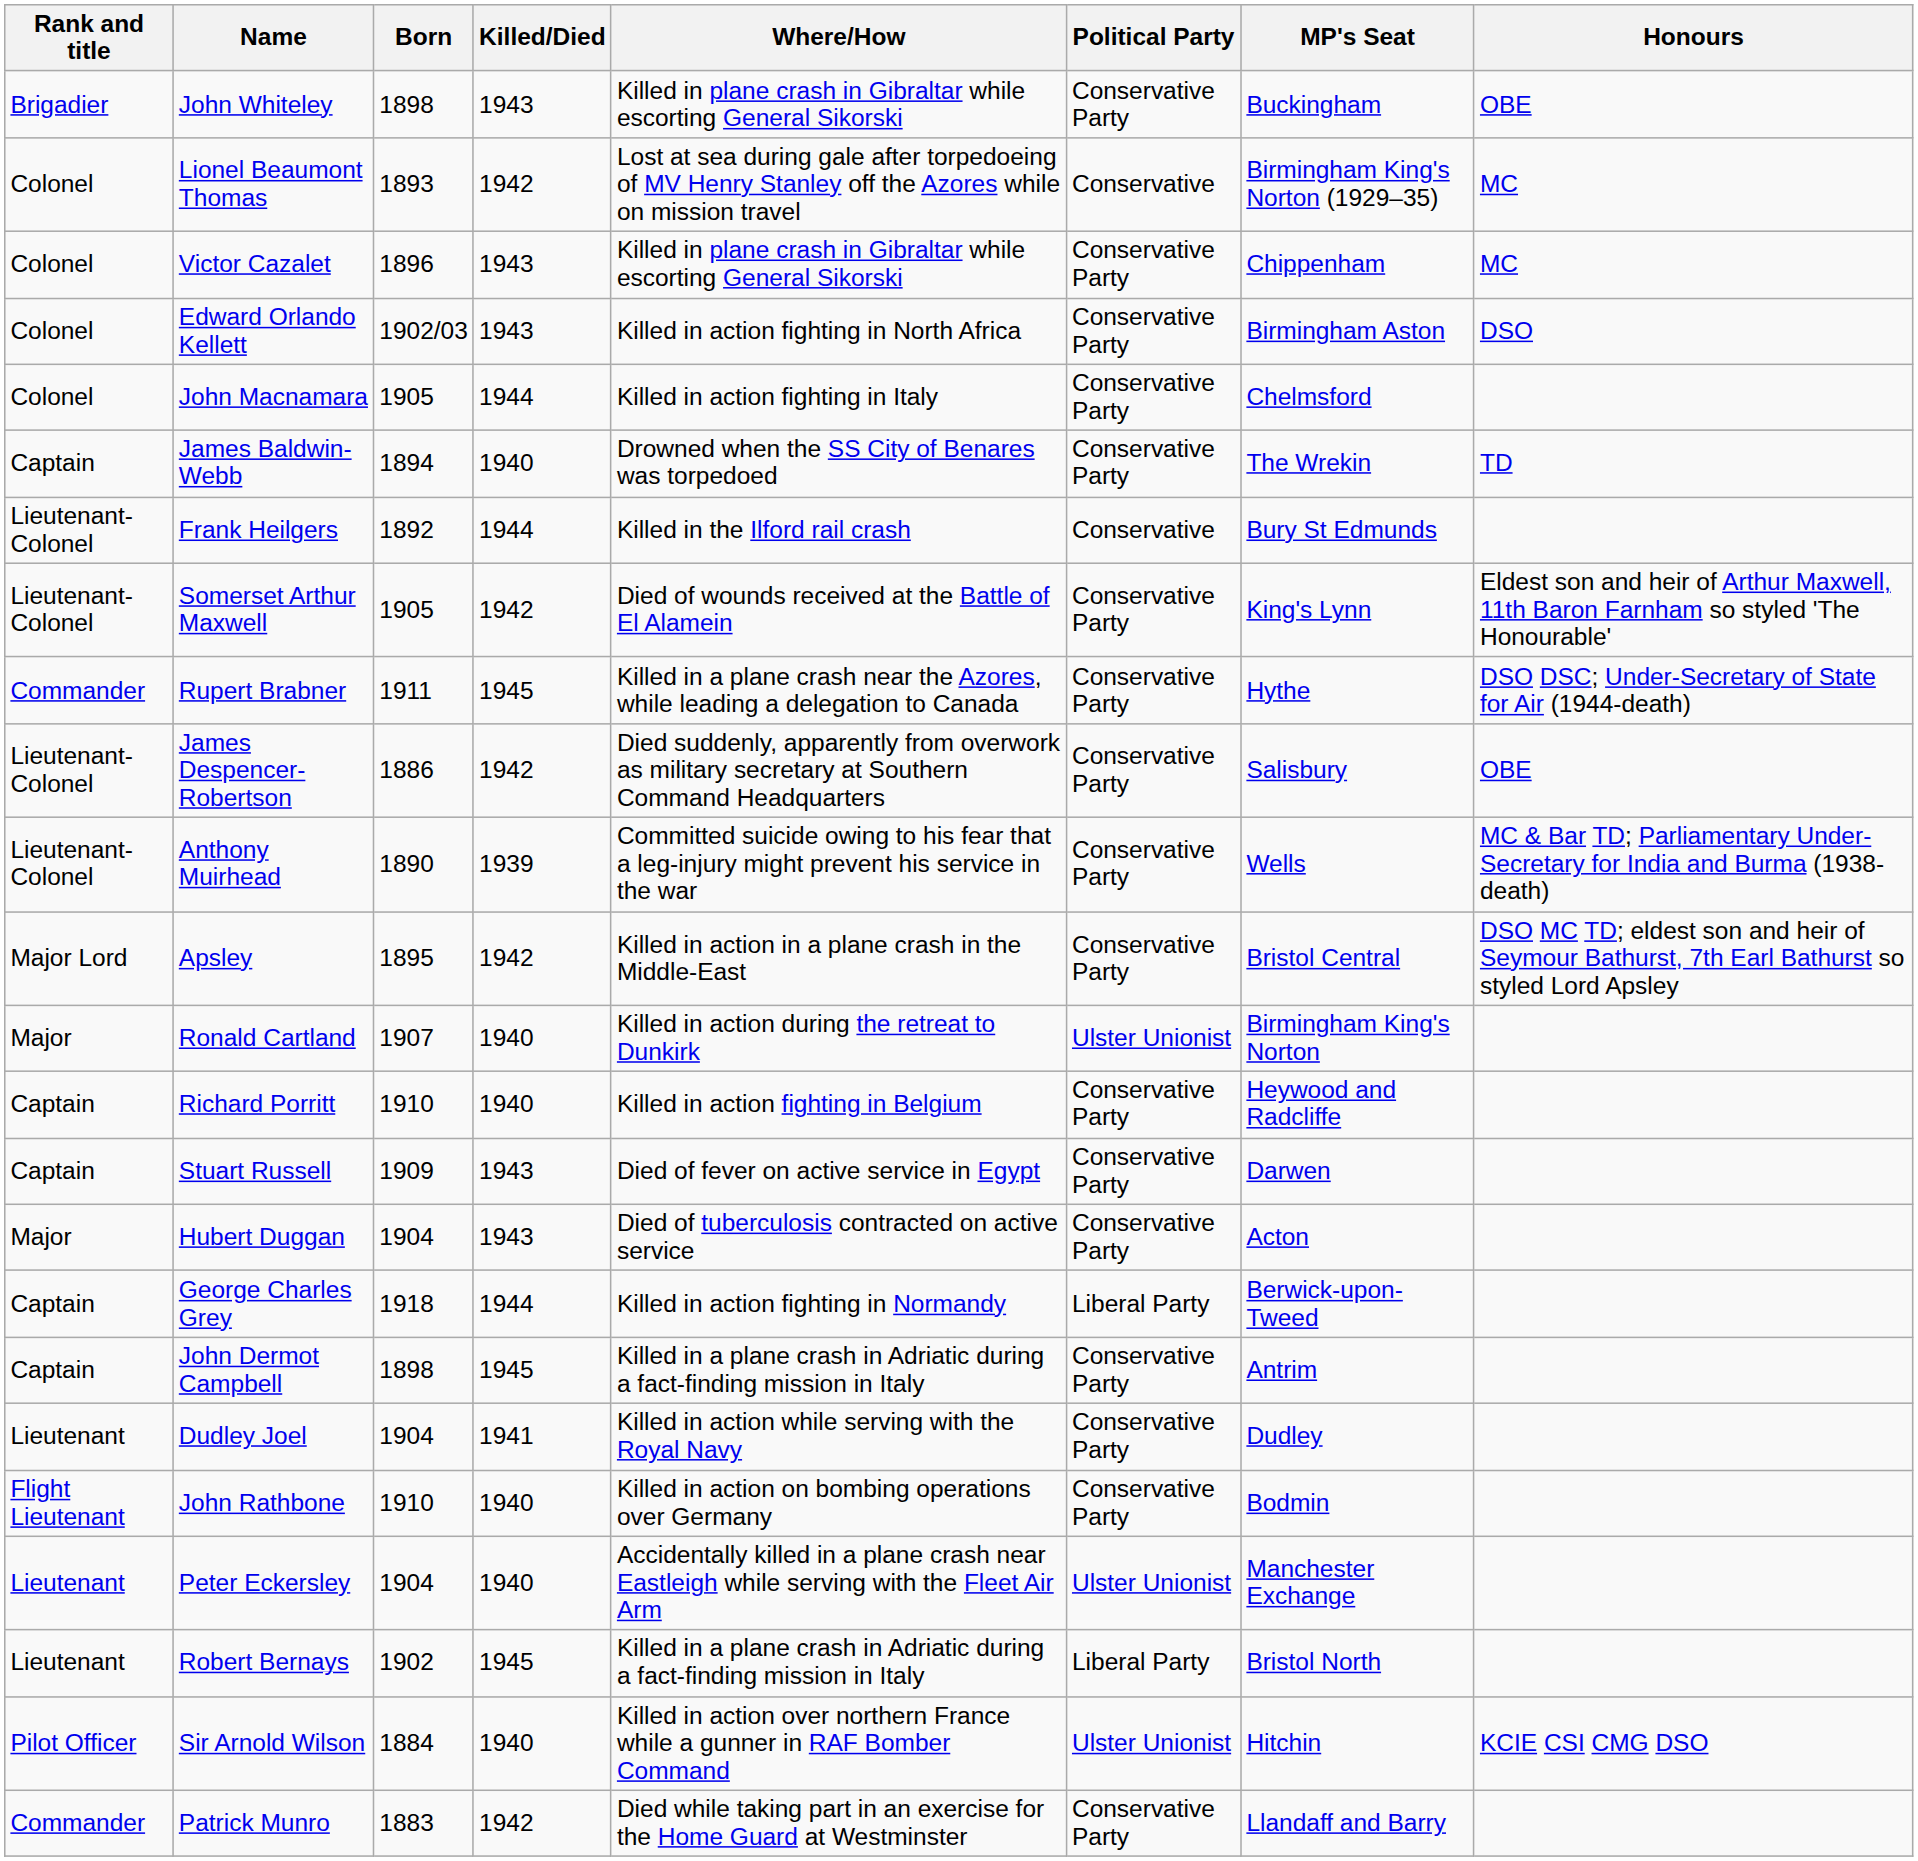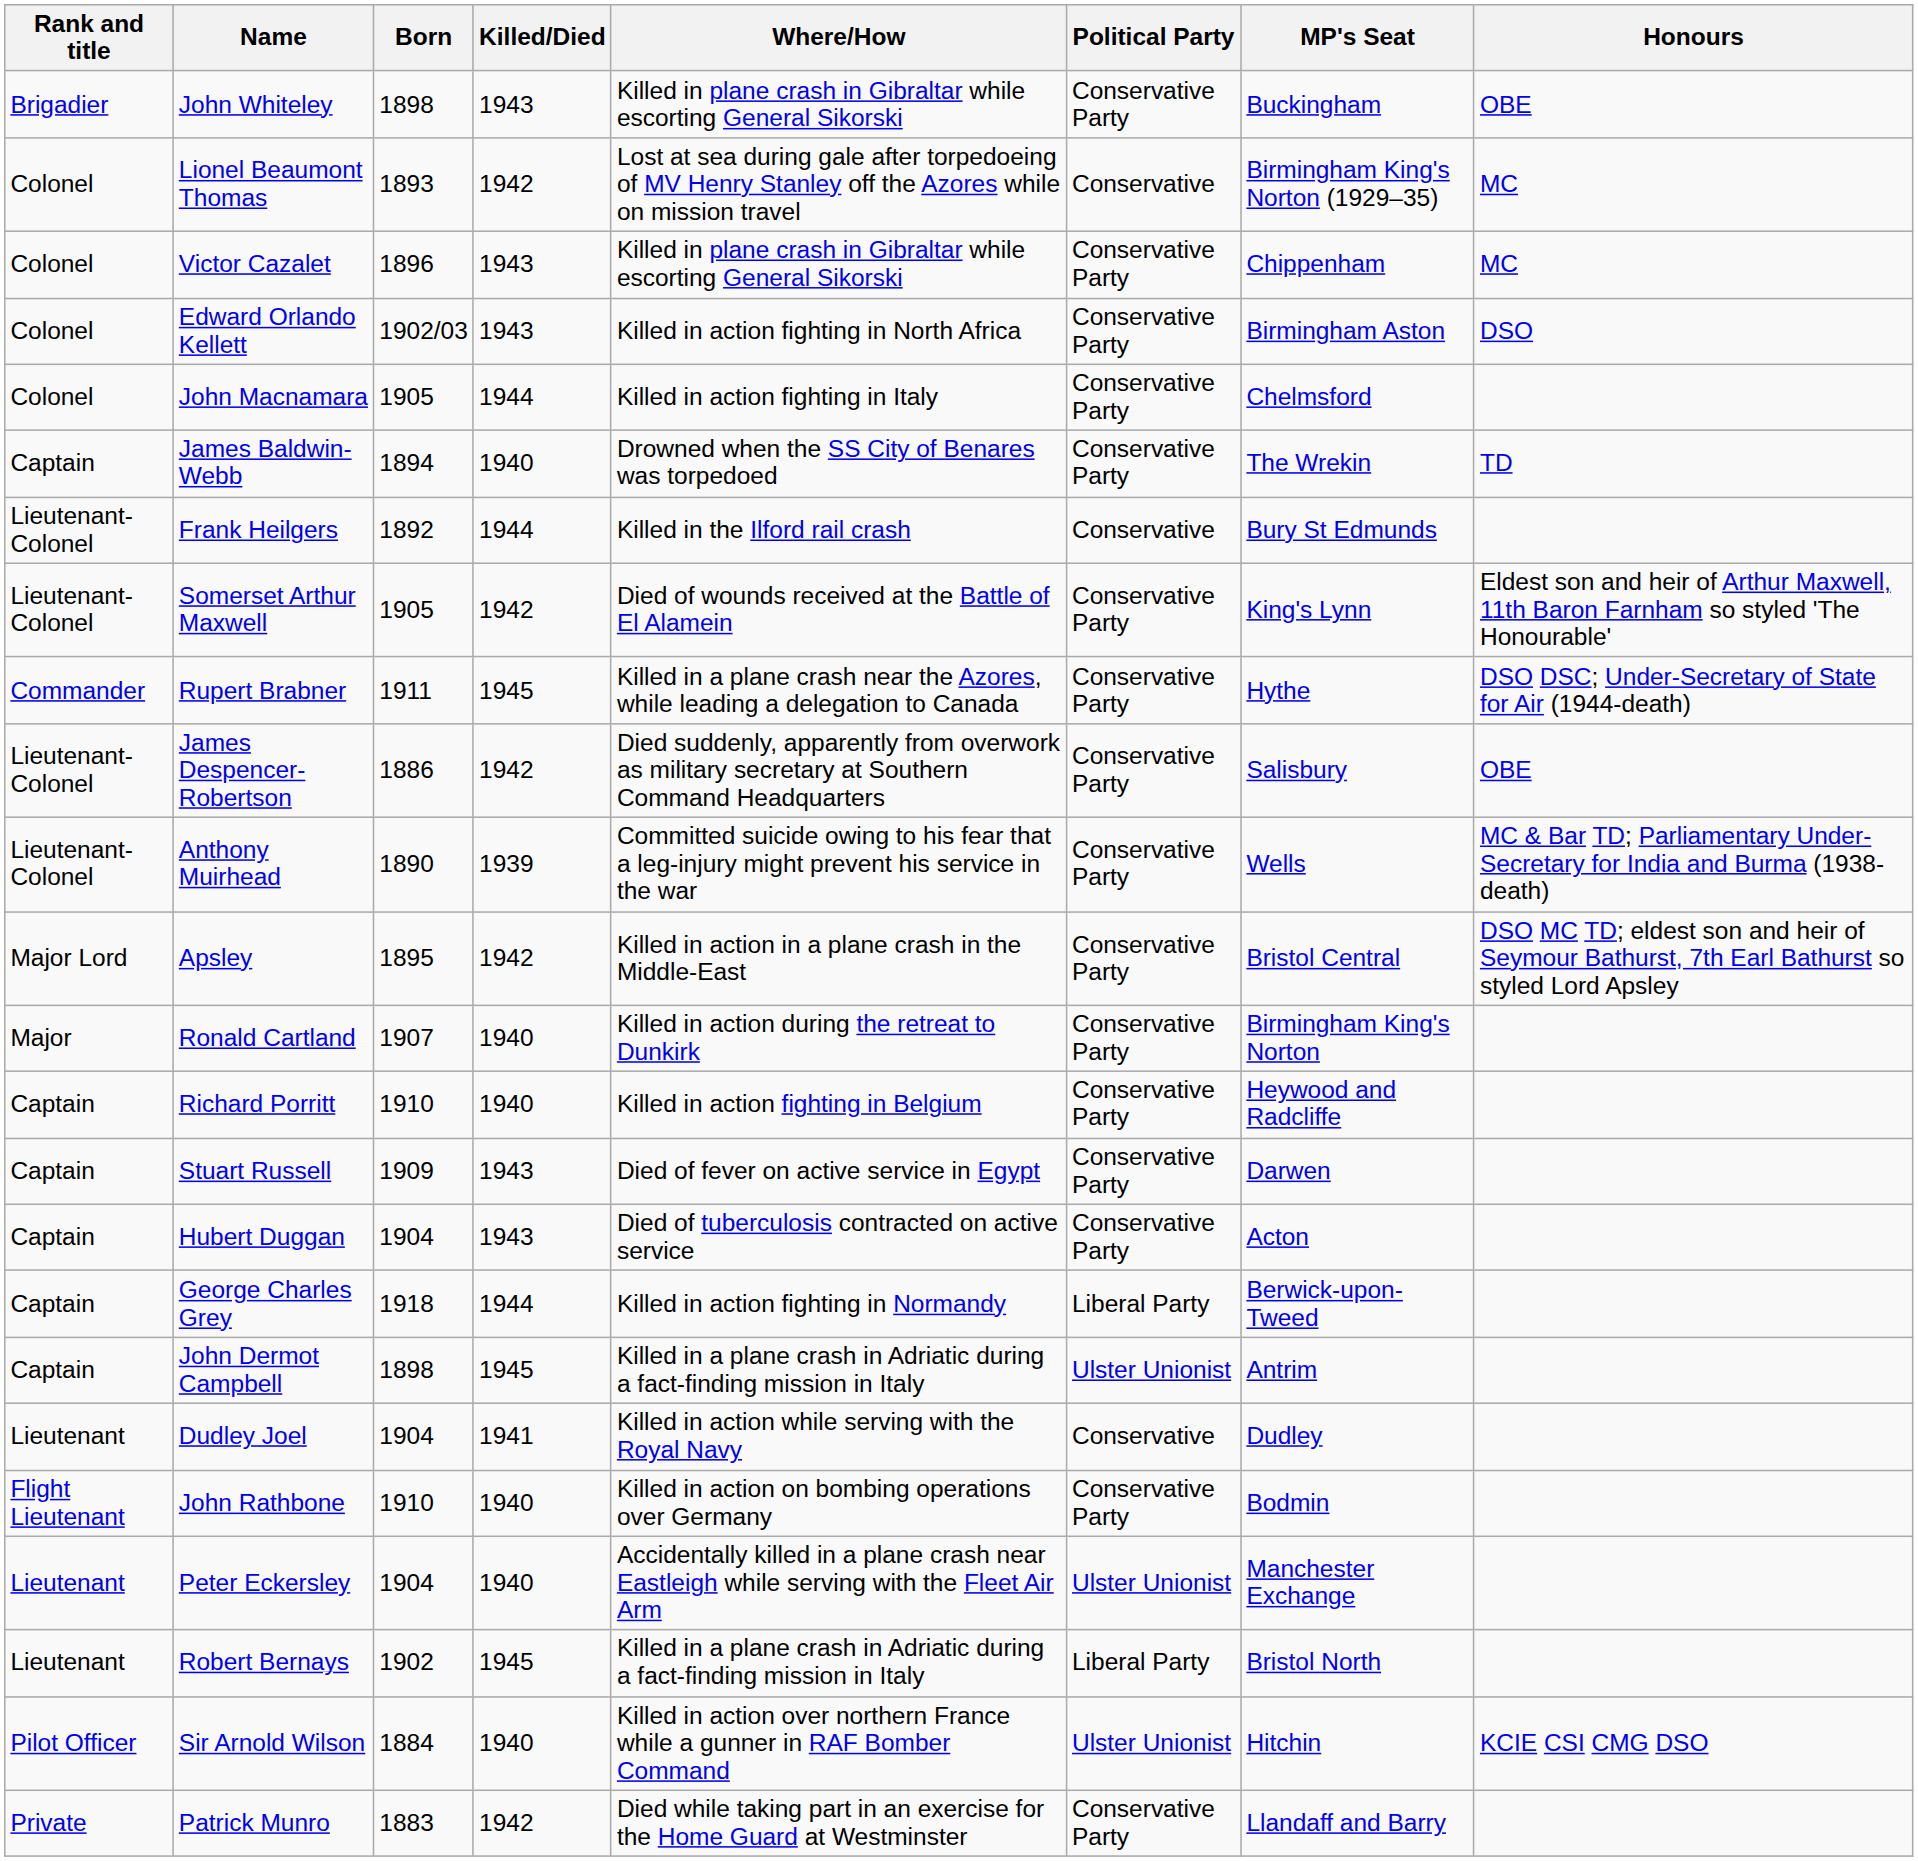(1152, 1038) Ulster Unionist -> (1143, 1038) Conservative Party
(41, 1237) Major -> (53, 1237) Captain
(1143, 1369) Conservative Party -> (1152, 1369) Ulster Unionist
(1143, 1436) Conservative Party -> (1143, 1436) Conservative
(78, 1823) Commander -> (49, 1823) Private
